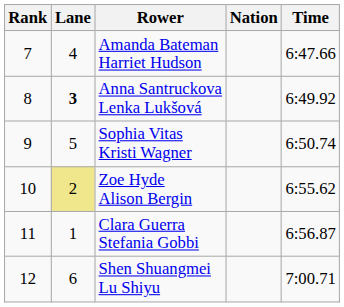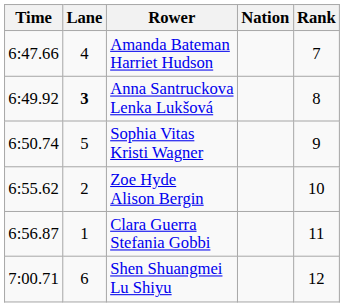columns swapped: (28, 17) <-> (311, 17)
(73, 188) khaki background -> (84, 188) no background
